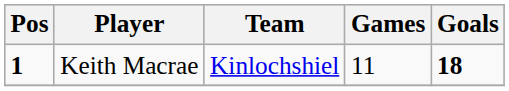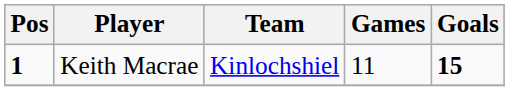(450, 64) 18 -> (450, 64) 15
